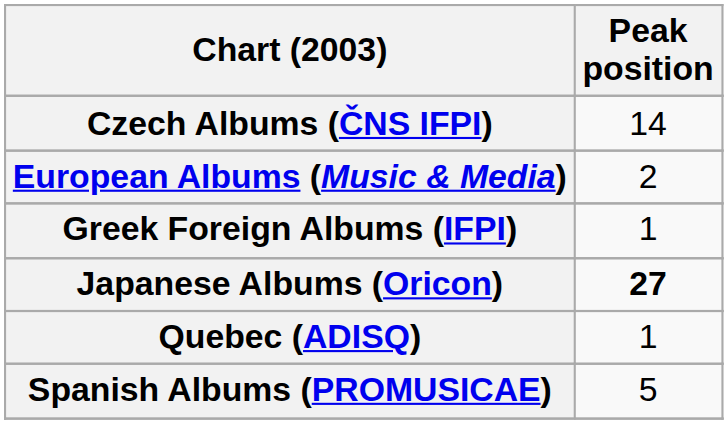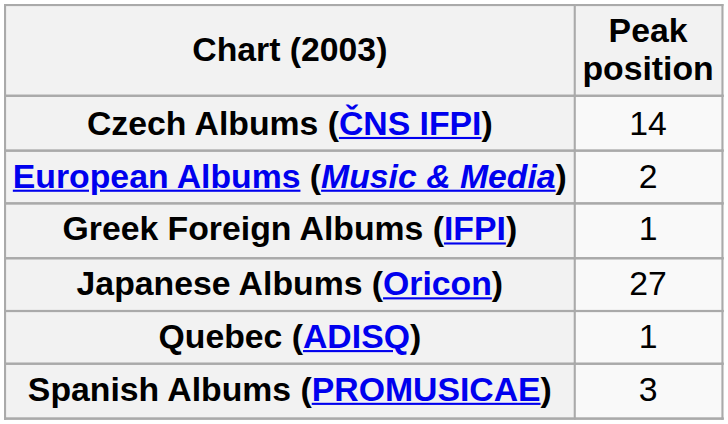(648, 283) bold -> (648, 283) normal
(648, 390) 5 -> (648, 390) 3
